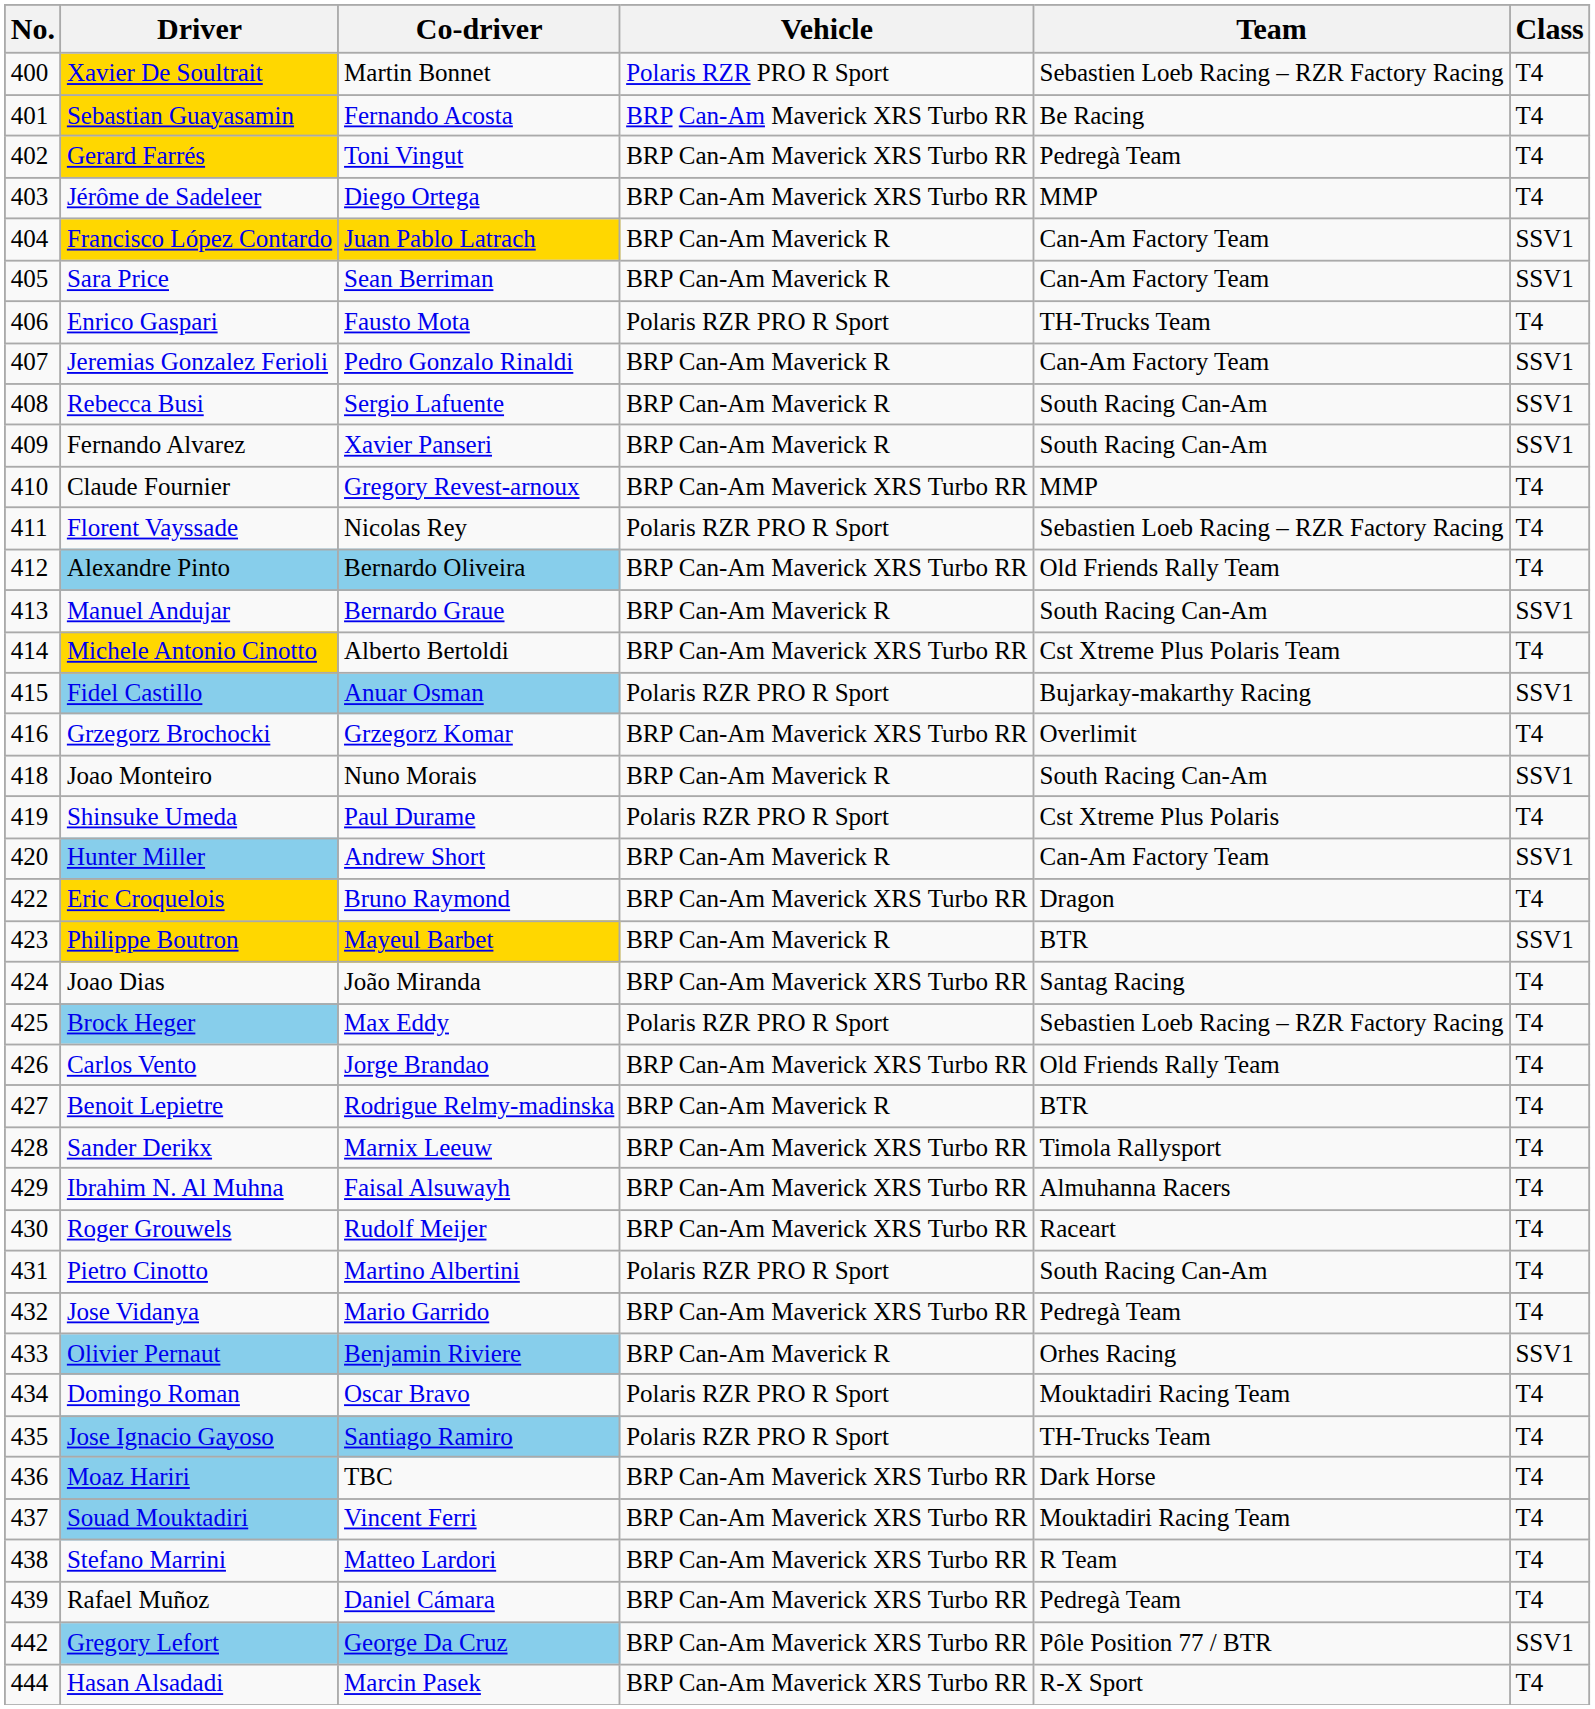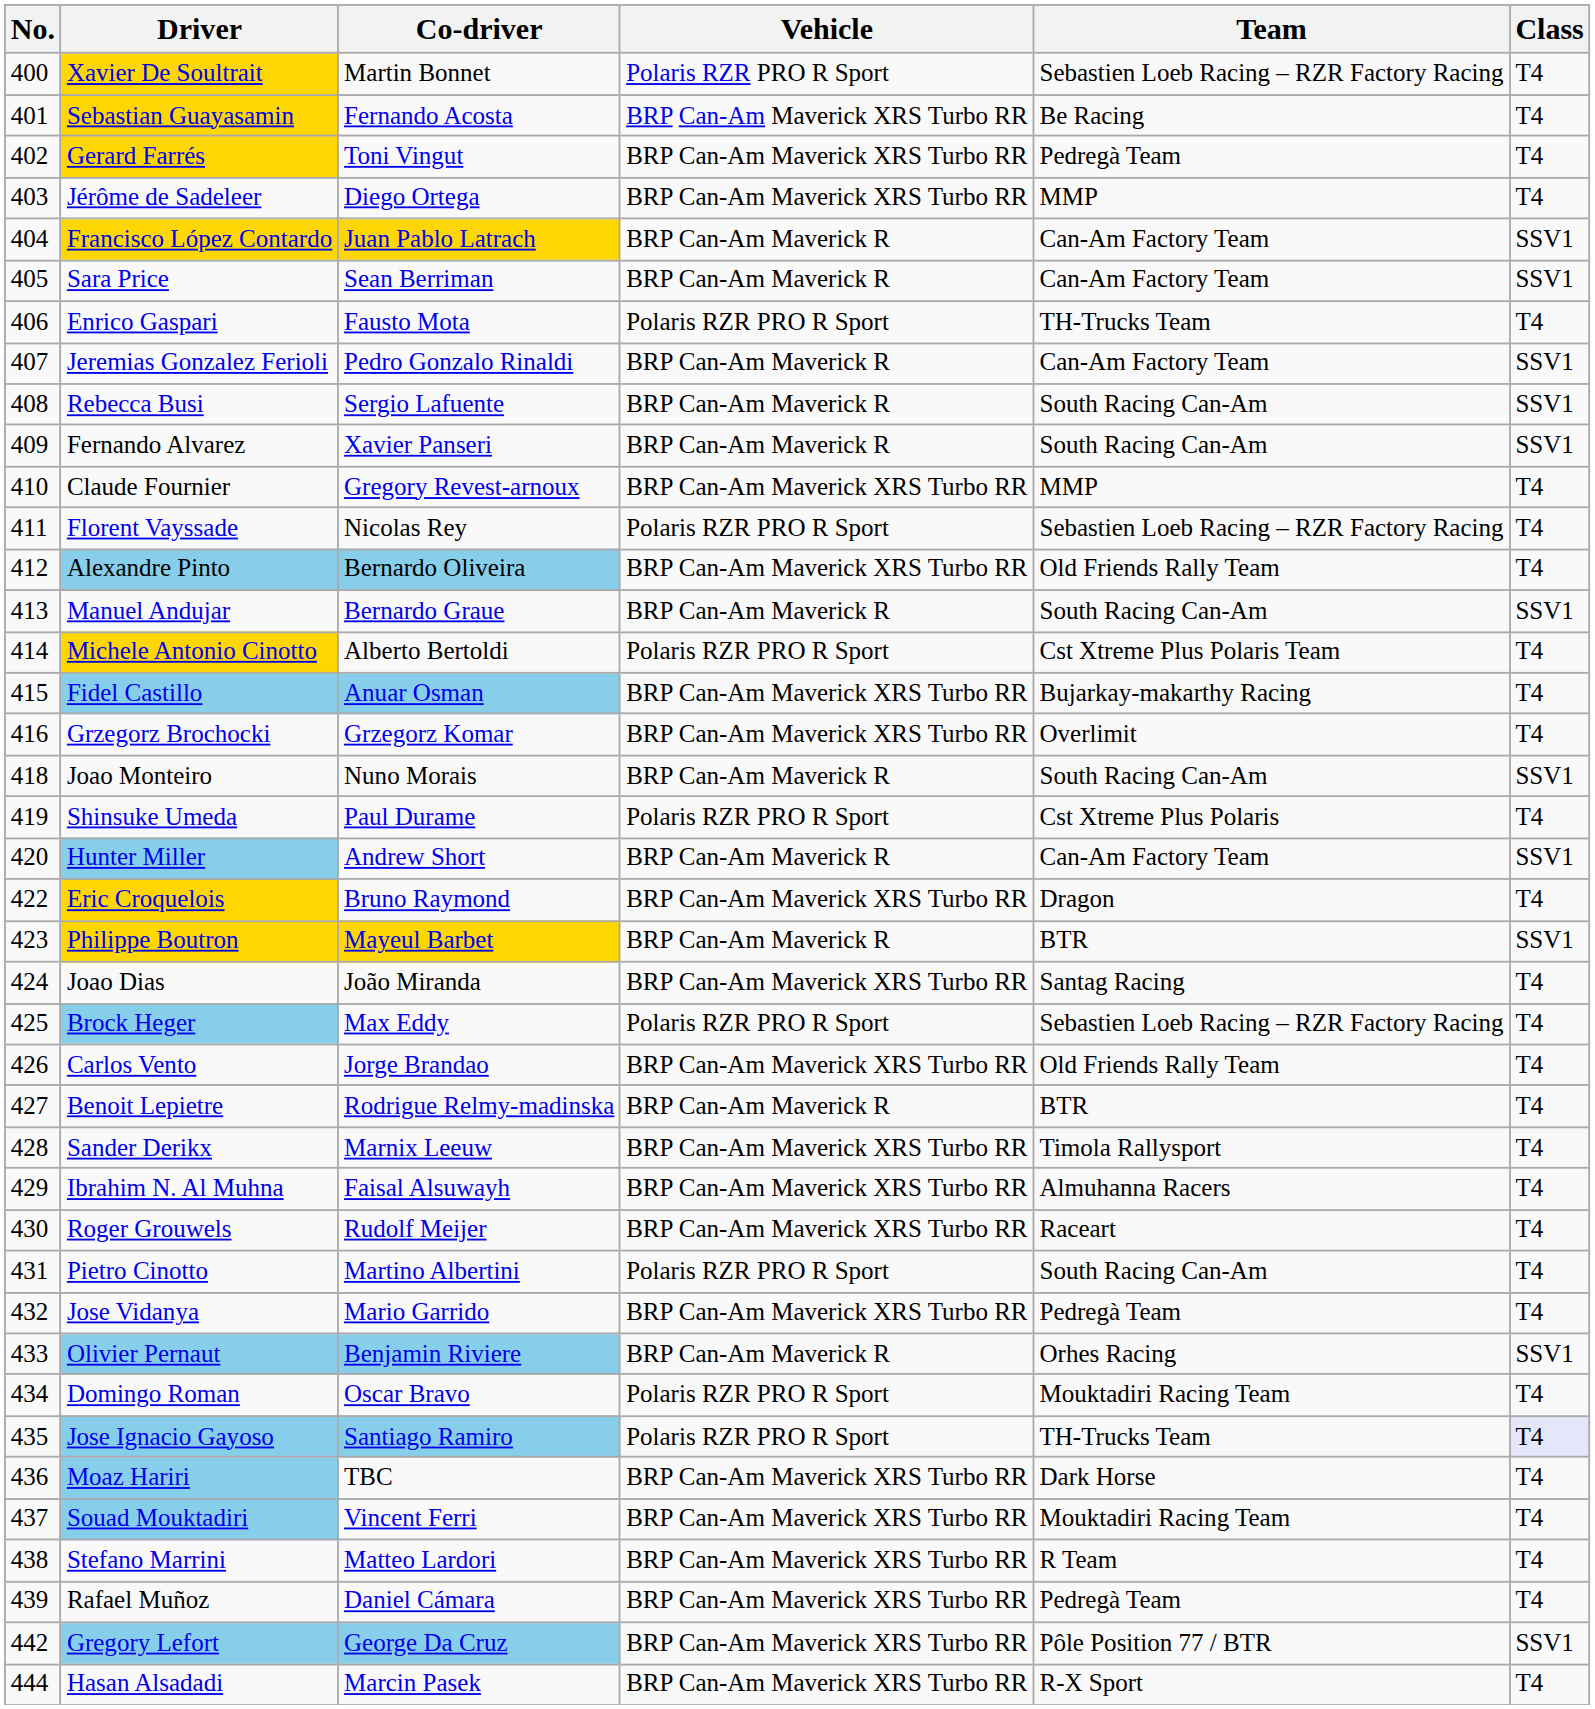(827, 651) BRP Can-Am Maverick XRS Turbo RR -> (757, 651) Polaris RZR PRO R Sport
(757, 692) Polaris RZR PRO R Sport -> (827, 692) BRP Can-Am Maverick XRS Turbo RR
(1545, 692) SSV1 -> (1529, 692) T4
(1529, 1435) no background -> (1529, 1435) lavender background
